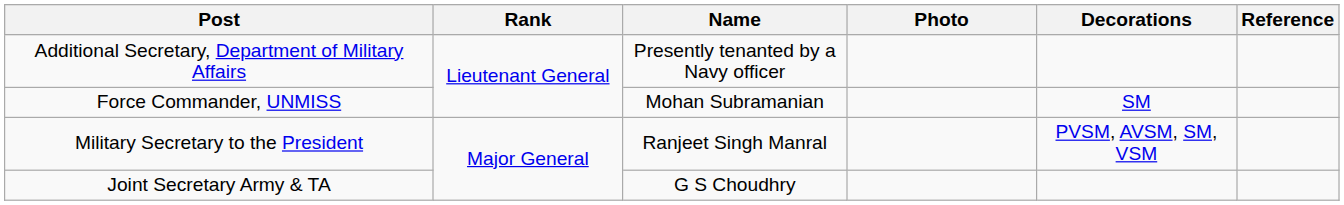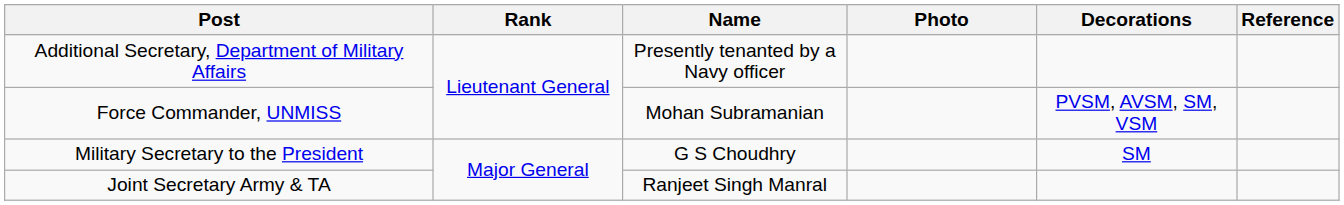(1136, 102) SM -> (1136, 113) PVSM, AVSM, SM, VSM
(735, 143) Ranjeet Singh Manral -> (735, 154) G S Choudhry
(1136, 143) PVSM, AVSM, SM, VSM -> (1136, 154) SM
(735, 184) G S Choudhry -> (735, 184) Ranjeet Singh Manral
